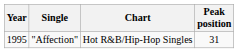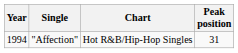(17, 39) 1995 -> (17, 39) 1994
